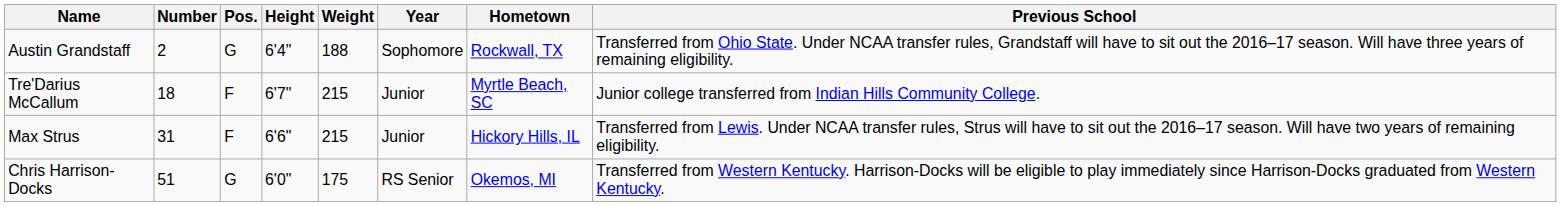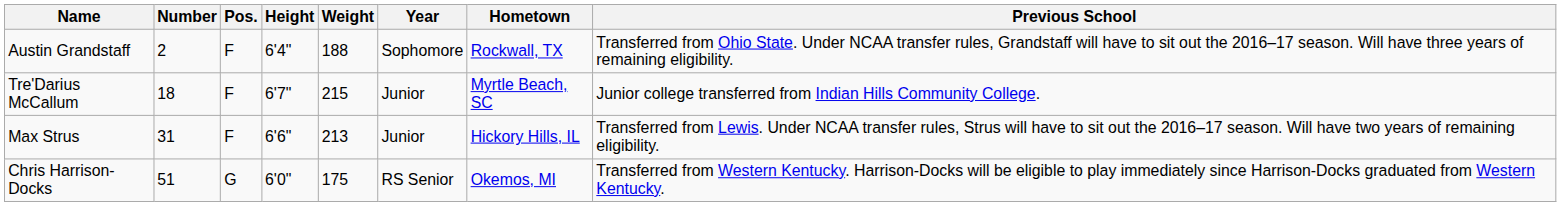(230, 51) G -> (229, 51) F
(335, 136) 215 -> (335, 136) 213
